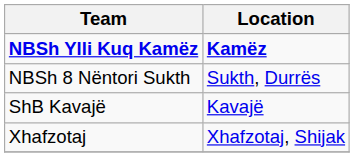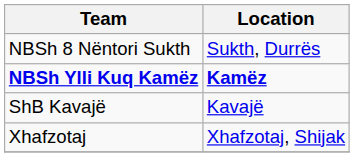rows swapped: (104, 48) <-> (100, 78)
